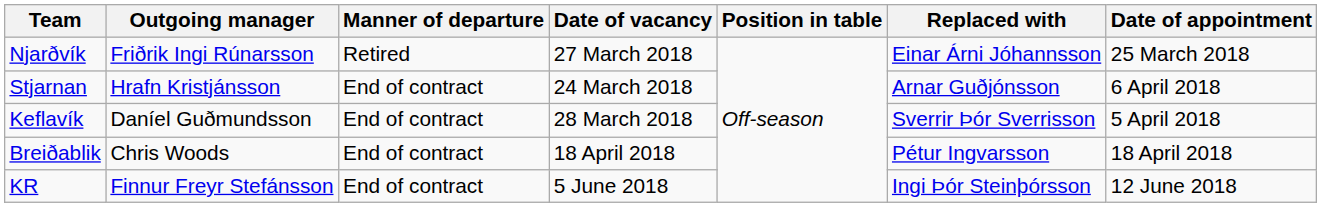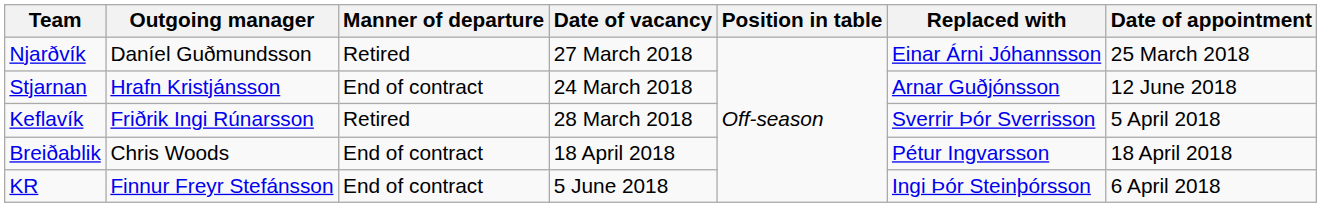(212, 53) Friðrik Ingi Rúnarsson -> (211, 53) Daníel Guðmundsson
(1166, 86) 6 April 2018 -> (1174, 86) 12 June 2018
(211, 119) Daníel Guðmundsson -> (212, 119) Friðrik Ingi Rúnarsson
(413, 119) End of contract -> (377, 119) Retired
(1174, 185) 12 June 2018 -> (1166, 185) 6 April 2018
